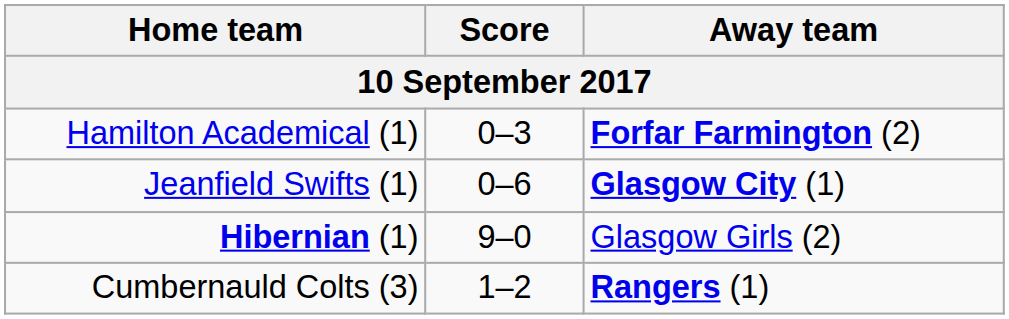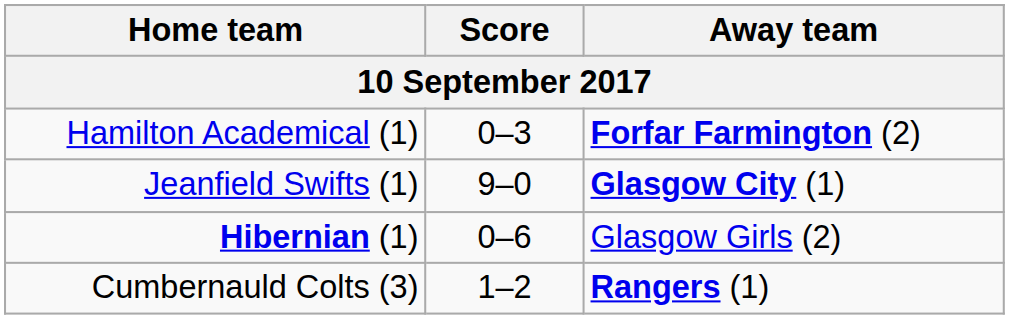(505, 184) 0–6 -> (505, 184) 9–0
(505, 236) 9–0 -> (505, 236) 0–6
